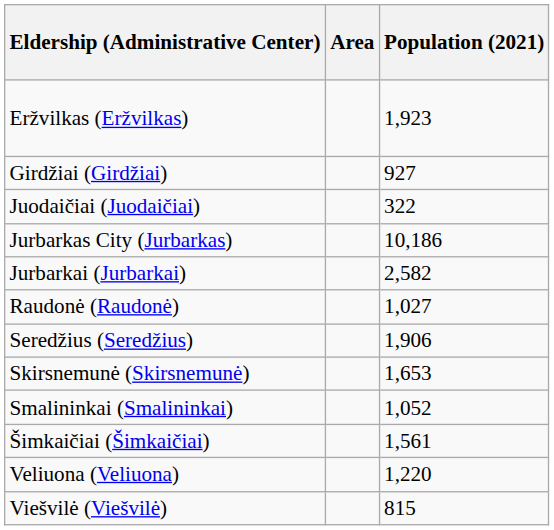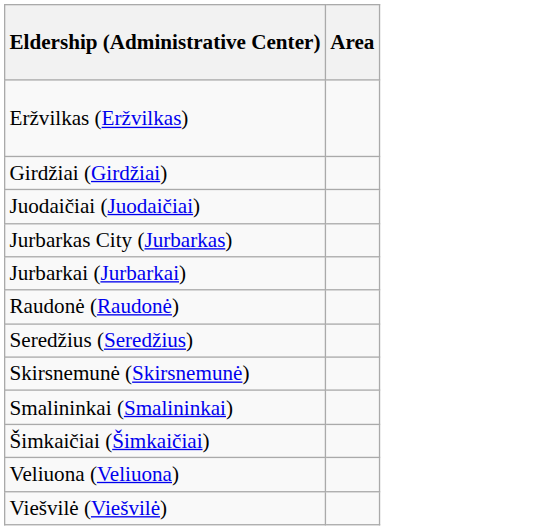- column: (464, 42)
